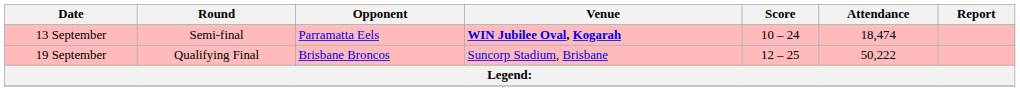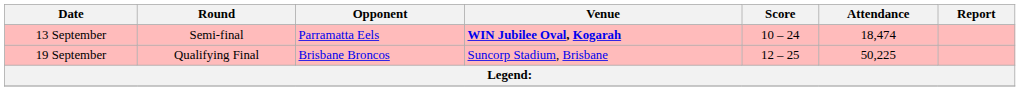(878, 55) 50,222 -> (878, 55) 50,225
